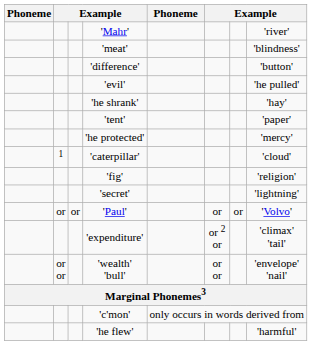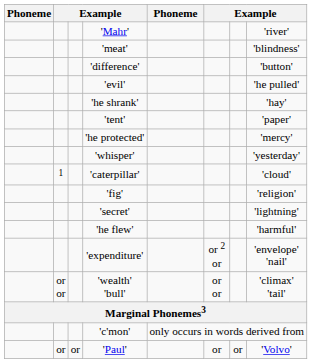+ row: (115, 155)
rows swapped: (115, 331) <-> (115, 211)
(277, 237) 'climax' 'tail' -> (276, 255) 'envelope' 'nail'
(277, 269) 'envelope' 'nail' -> (276, 287) 'climax' 'tail'
